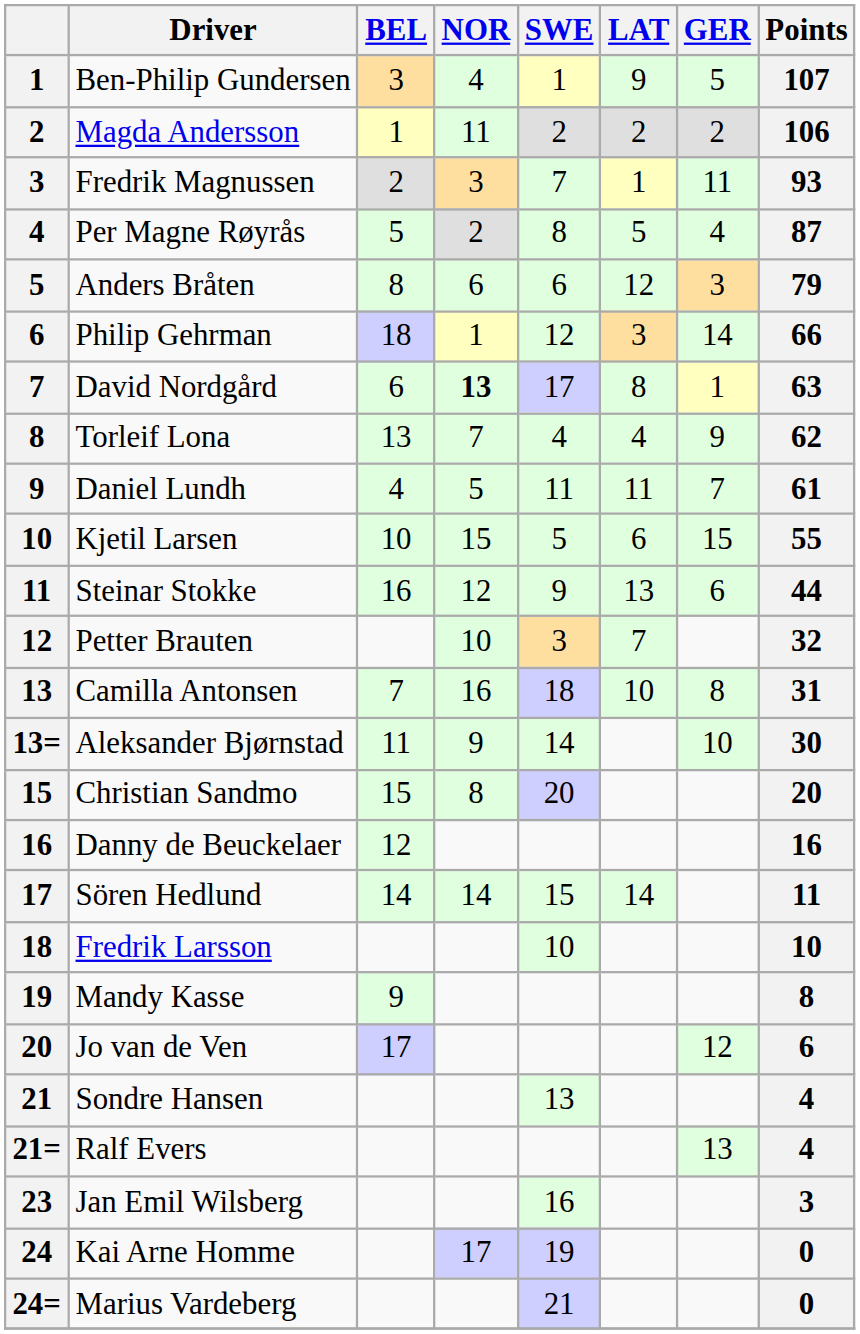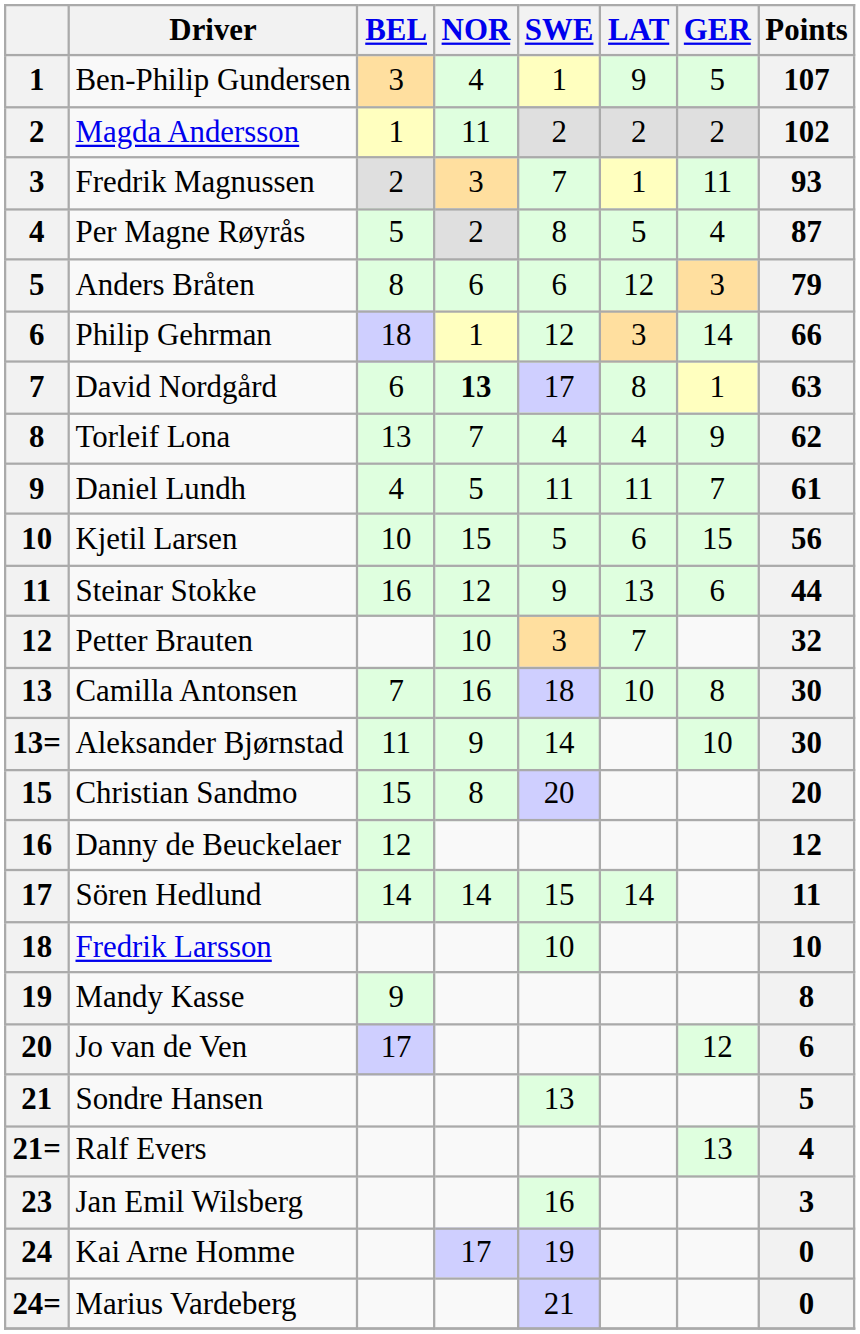(807, 131) 106 -> (807, 131) 102
(807, 538) 55 -> (807, 538) 56
(807, 691) 31 -> (807, 691) 30
(807, 844) 16 -> (807, 844) 12
(807, 1099) 4 -> (807, 1099) 5
